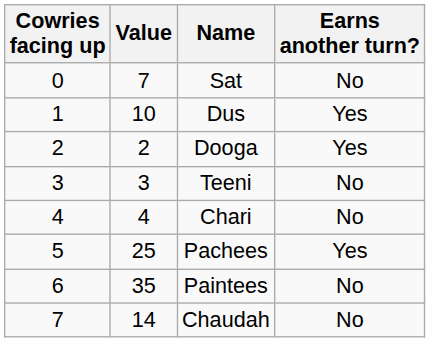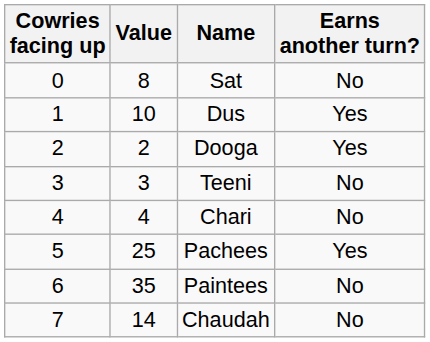(144, 80) 7 -> (144, 80) 8
